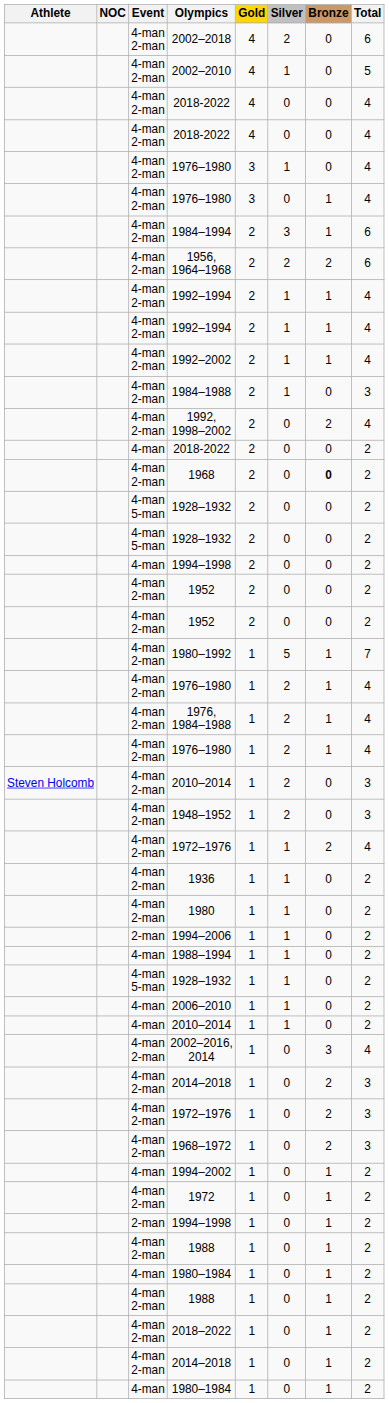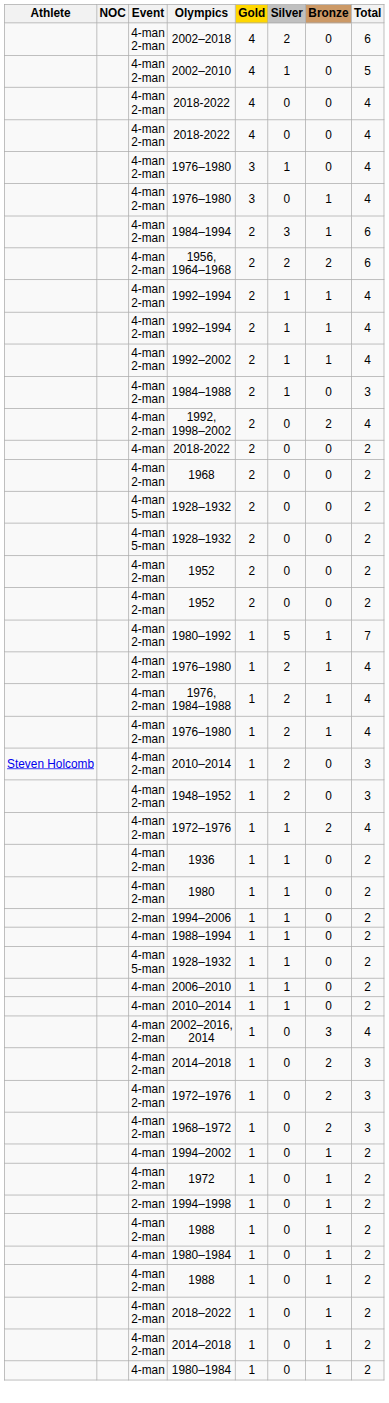(328, 475) bold -> (328, 475) normal
- row: (148, 565)
